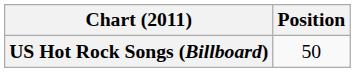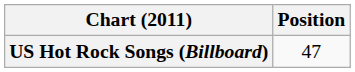(311, 51) 50 -> (311, 51) 47
